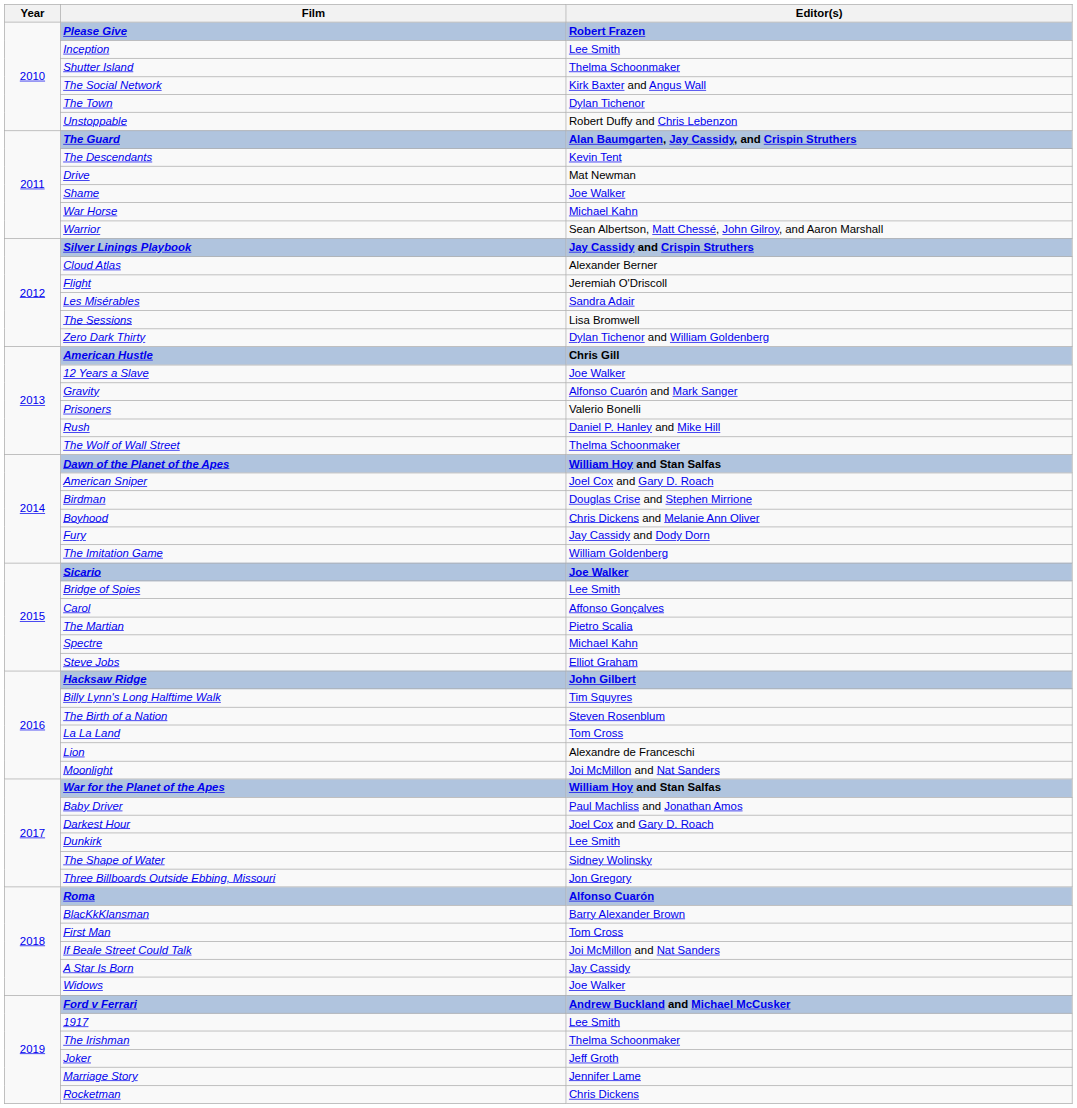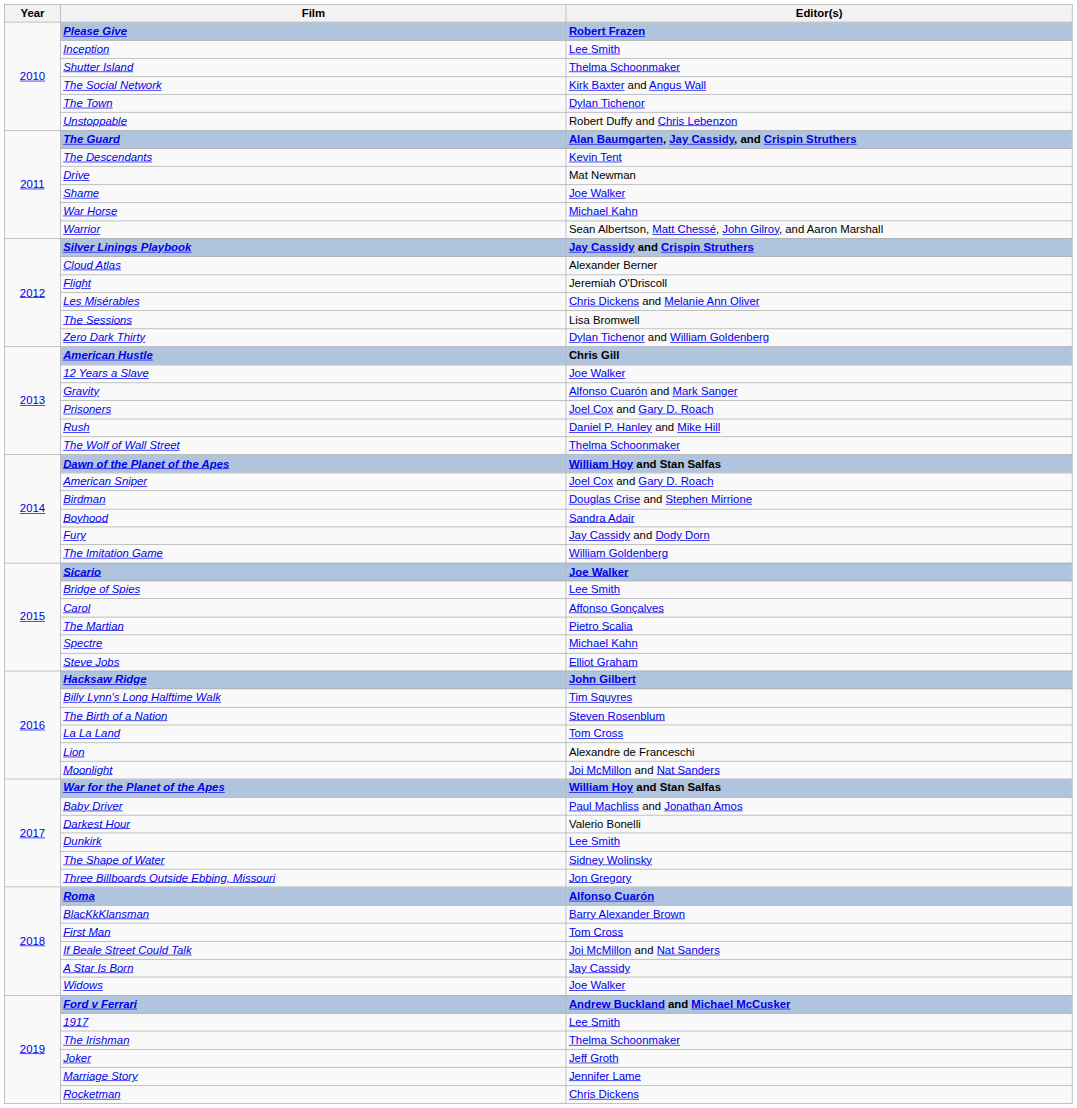(602, 301) Sandra Adair -> (664, 301) Chris Dickens and Melanie Ann Oliver
(605, 409) Valerio Bonelli -> (641, 409) Joel Cox and Gary D. Roach
(664, 517) Chris Dickens and Melanie Ann Oliver -> (602, 517) Sandra Adair
(641, 824) Joel Cox and Gary D. Roach -> (605, 824) Valerio Bonelli
